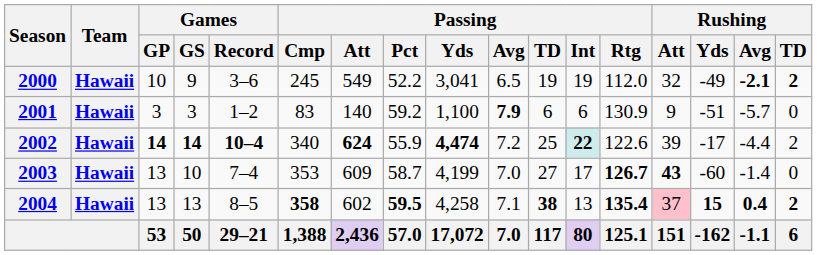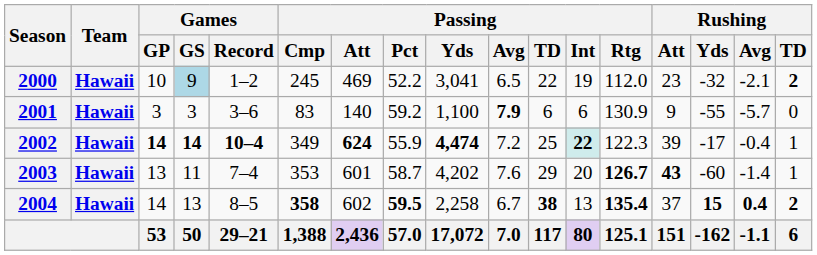(192, 81) no background -> (192, 81) lightblue background
(244, 81) 3–6 -> (244, 81) 1–2
(357, 81) 549 -> (357, 81) 469
(548, 81) 19 -> (548, 81) 22
(671, 81) 32 -> (671, 81) 23
(712, 81) -49 -> (712, 81) -32
(755, 81) bold -> (755, 81) normal
(244, 111) 1–2 -> (244, 111) 3–6
(712, 111) -51 -> (712, 111) -55
(305, 142) 340 -> (305, 142) 349
(626, 142) 122.6 -> (626, 142) 122.3
(755, 142) -4.4 -> (755, 142) -0.4
(793, 142) 2 -> (793, 142) 1
(192, 173) 10 -> (192, 173) 11
(357, 173) 609 -> (357, 173) 601
(457, 173) 4,199 -> (457, 173) 4,202
(509, 173) 7.0 -> (509, 173) 7.6
(548, 173) 27 -> (548, 173) 29
(583, 173) 17 -> (583, 173) 20
(793, 173) 0 -> (793, 173) 1
(157, 204) 13 -> (157, 204) 14
(457, 204) 4,258 -> (457, 204) 2,258
(509, 204) 7.1 -> (509, 204) 6.7
(671, 204) pink background -> (671, 204) no background
